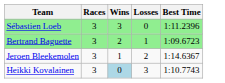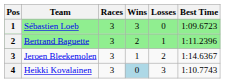+ column: (13, 12)
(182, 26) 1:11.2396 -> (199, 26) 1:09.6723
(182, 41) 1:09.6723 -> (199, 41) 1:11.2396
